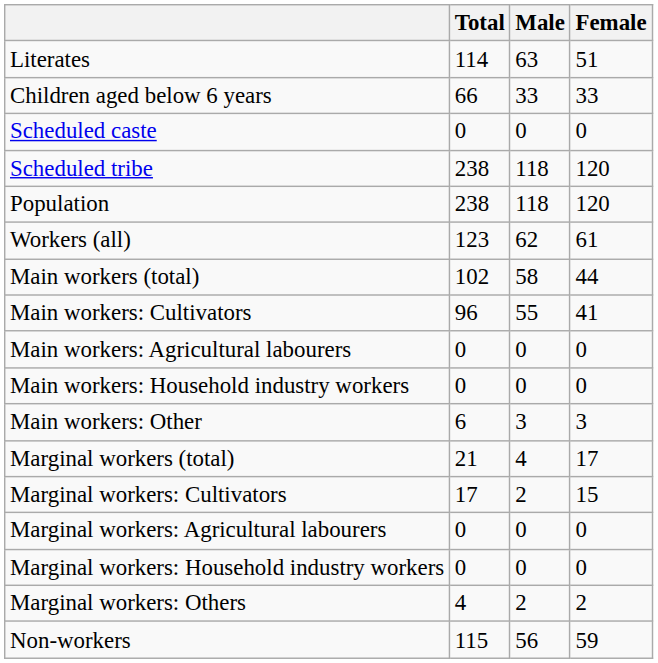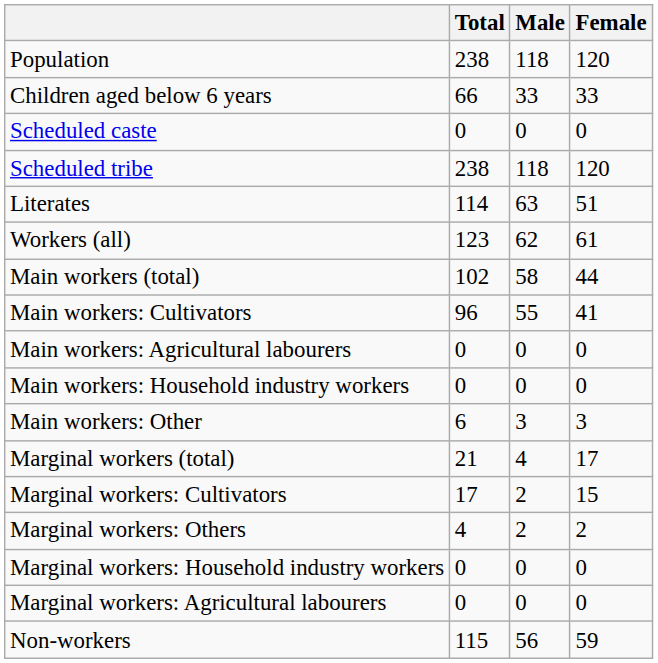rows swapped: (60, 204) <-> (50, 58)
rows swapped: (198, 530) <-> (128, 603)
